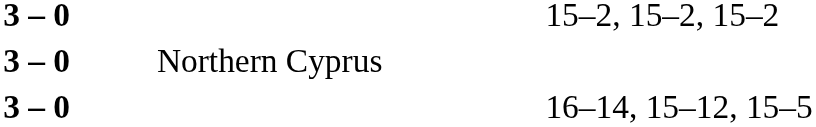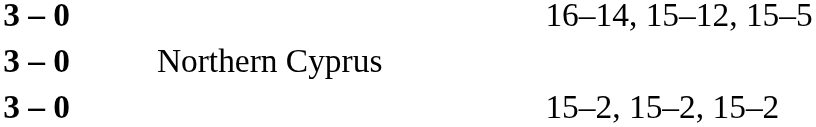rows swapped: (348, 15) <-> (348, 107)
